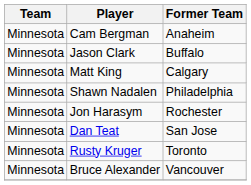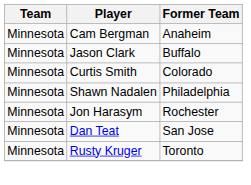- row: (96, 72)
+ row: (103, 72)
- row: (115, 170)
